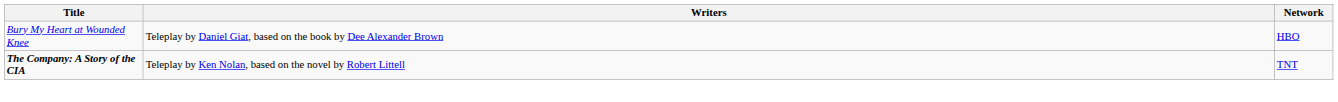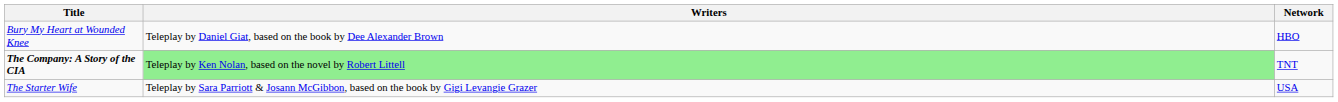(275, 65) no background -> (275, 65) lightgreen background
+ row: (42, 88)
